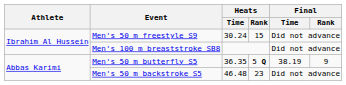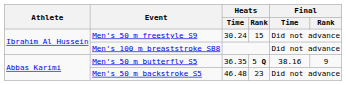(290, 61) 38.19 -> (290, 61) 38.16
